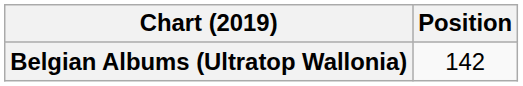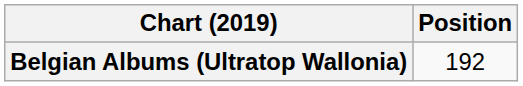(465, 61) 142 -> (465, 61) 192
